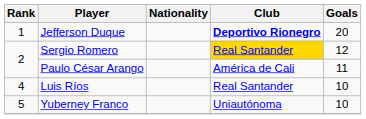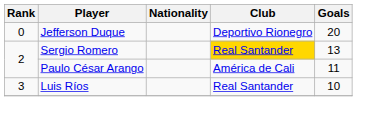(21, 31) 1 -> (21, 31) 0
(267, 31) bold -> (263, 31) normal
(342, 50) 12 -> (334, 50) 13
(21, 86) 4 -> (21, 86) 3
- row: (84, 104)
